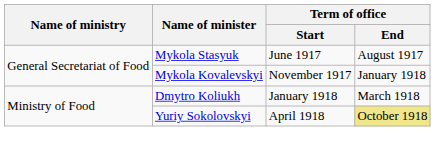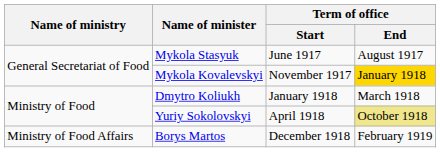(392, 75) no background -> (392, 75) gold background
+ row: (190, 136)
